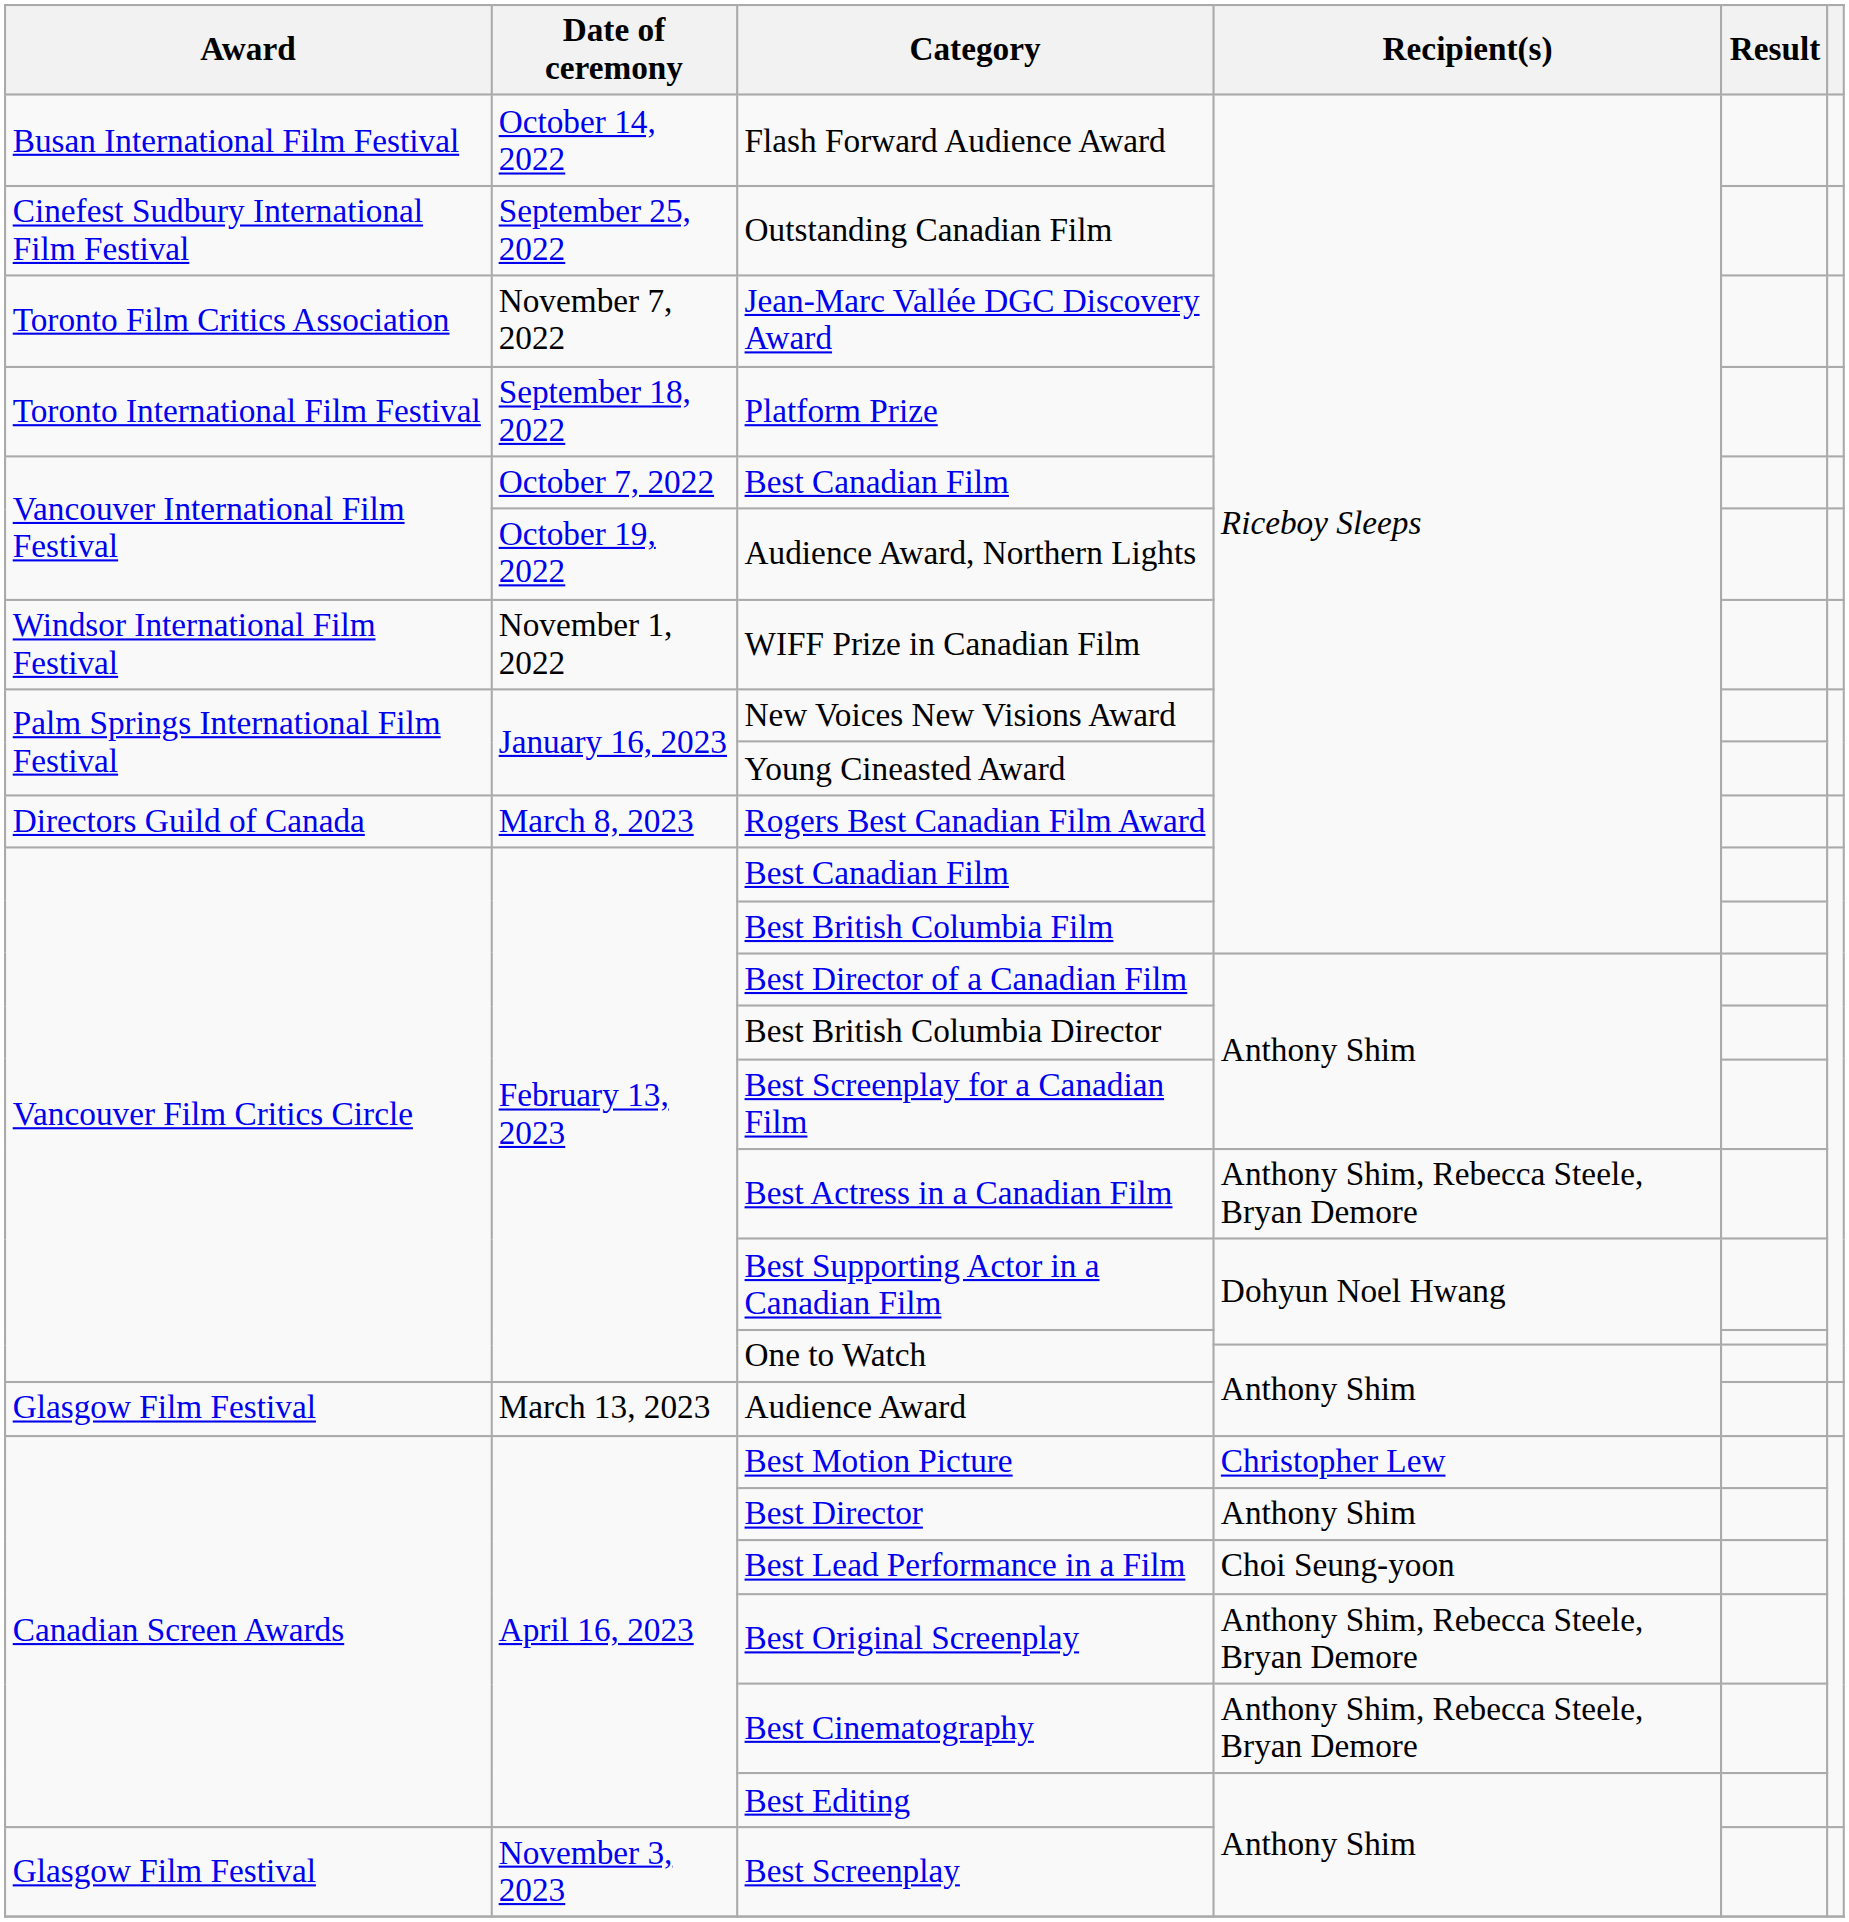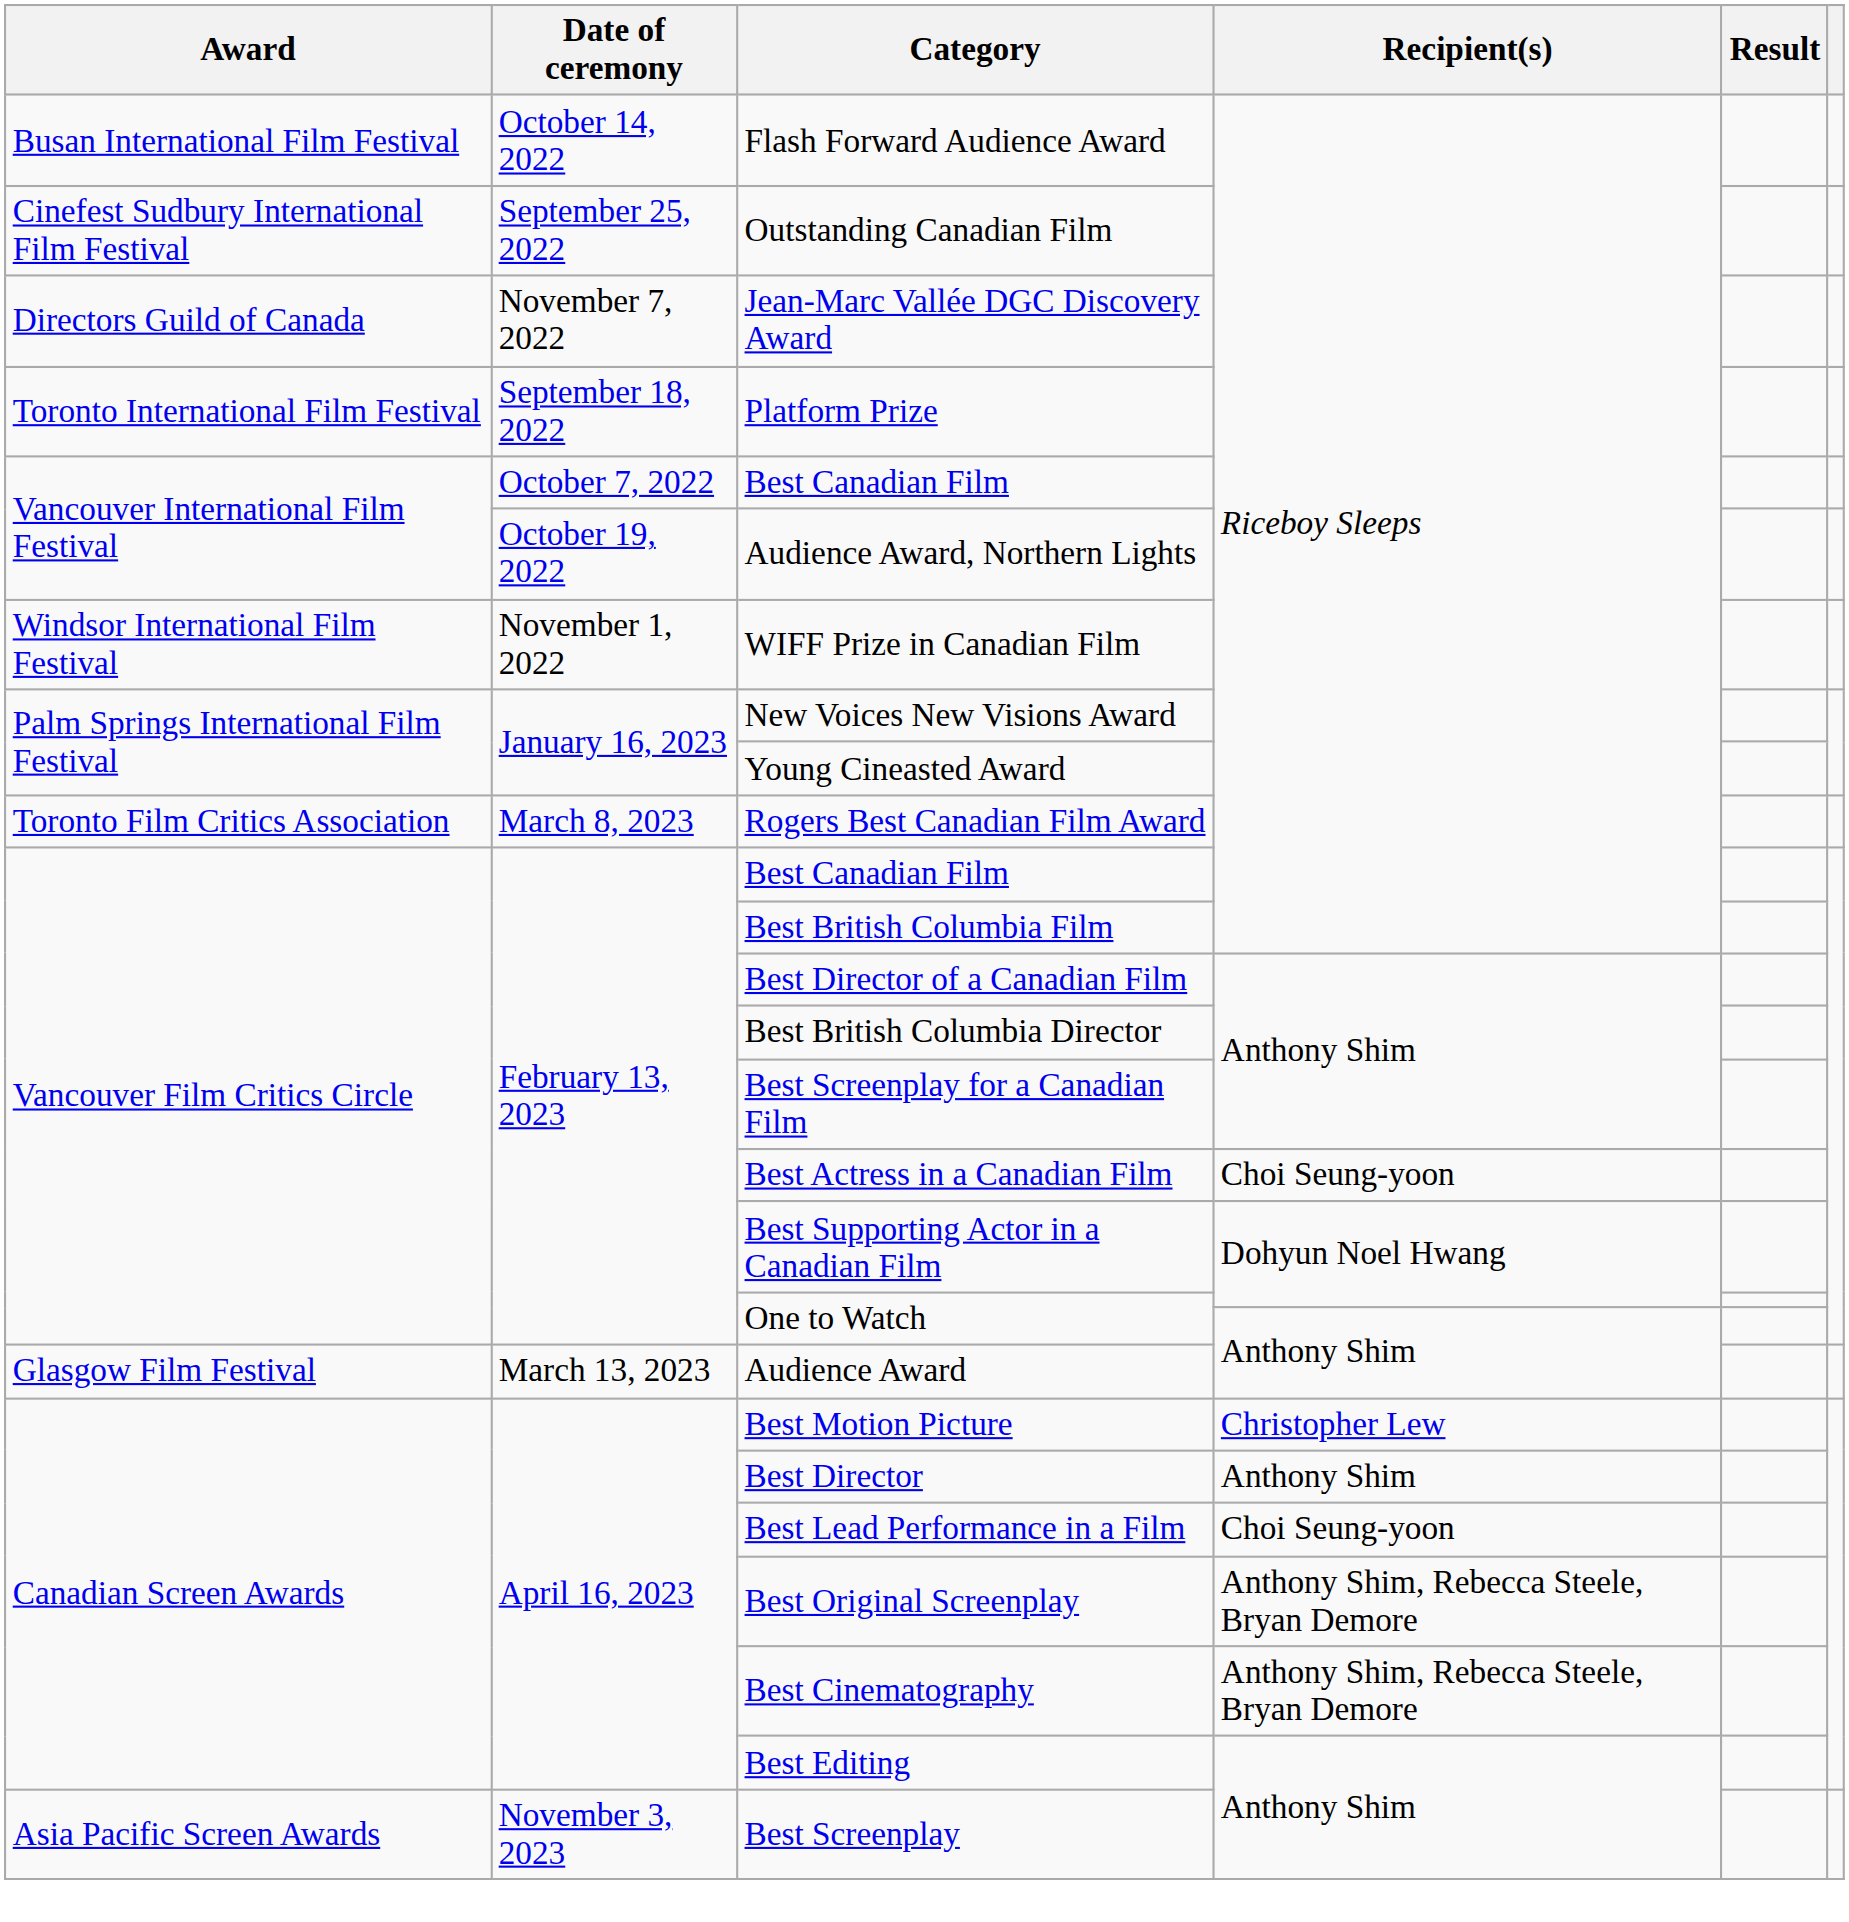(231, 320) Toronto Film Critics Association -> (189, 320) Directors Guild of Canada
(189, 820) Directors Guild of Canada -> (231, 820) Toronto Film Critics Association
(1432, 1193) Anthony Shim, Rebecca Steele, Bryan Demore -> (1338, 1174) Choi Seung-yoon
(164, 1871) Glasgow Film Festival -> (196, 1833) Asia Pacific Screen Awards
